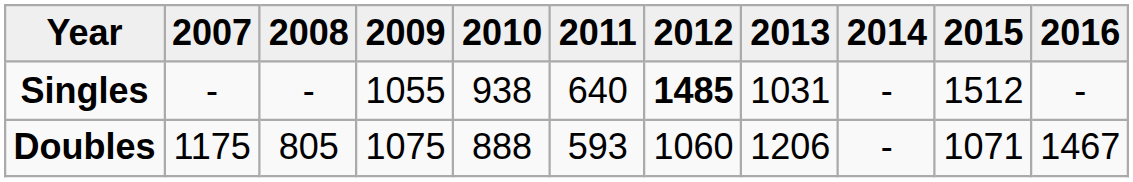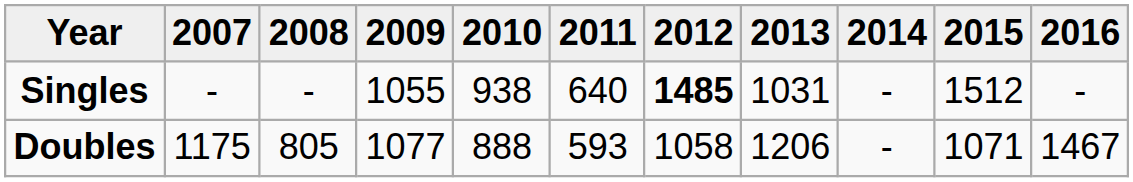(405, 147) 1075 -> (405, 147) 1077
(694, 147) 1060 -> (694, 147) 1058
